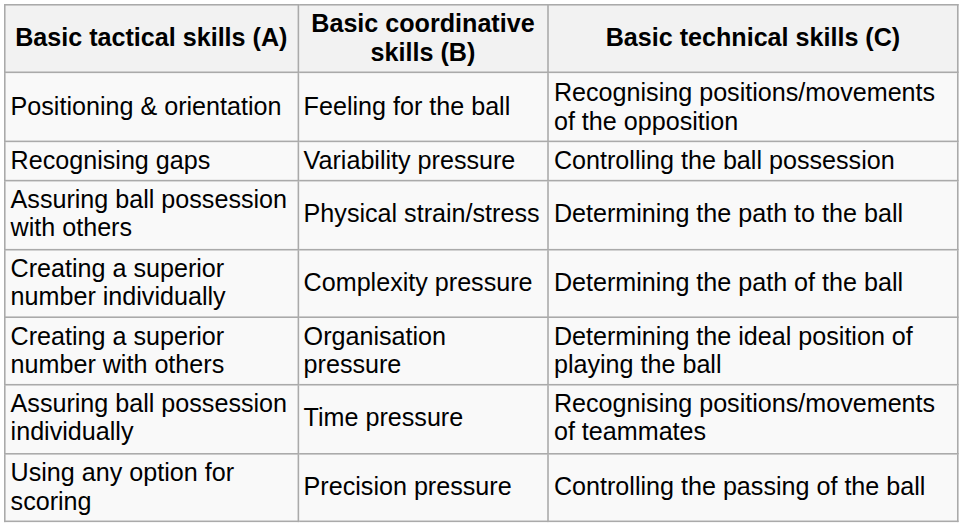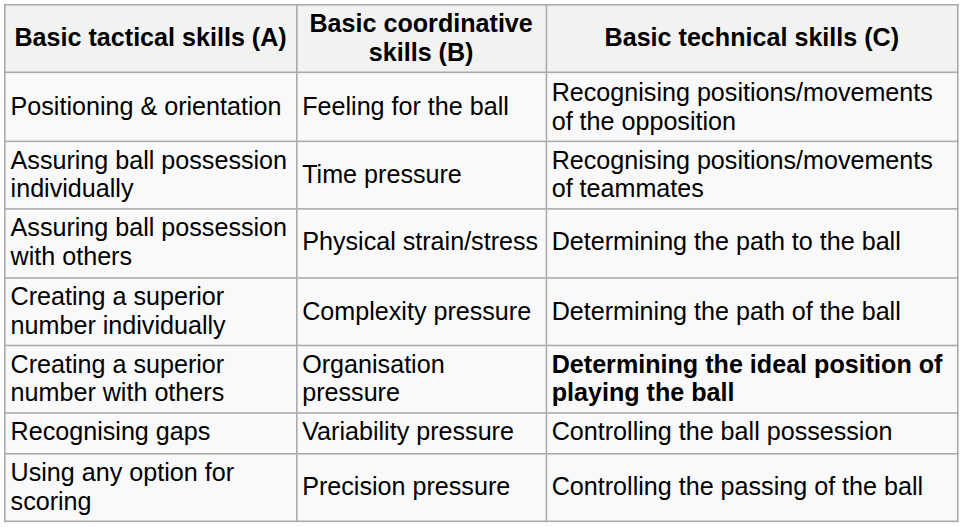rows swapped: (149, 418) <-> (110, 160)
(733, 350) normal -> (747, 379) bold
